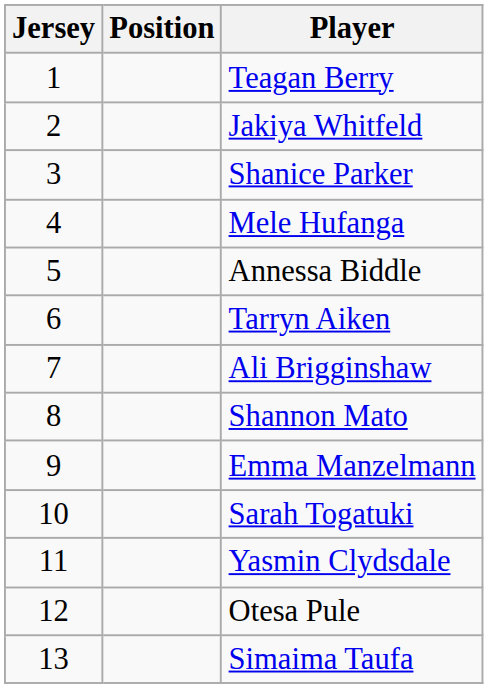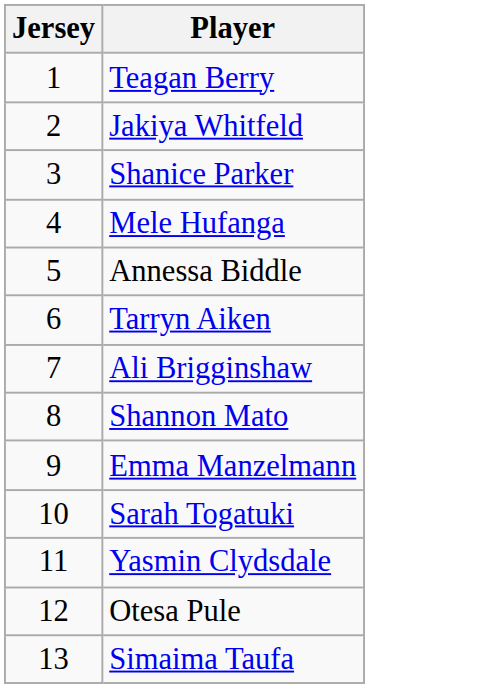- column: (162, 28)
